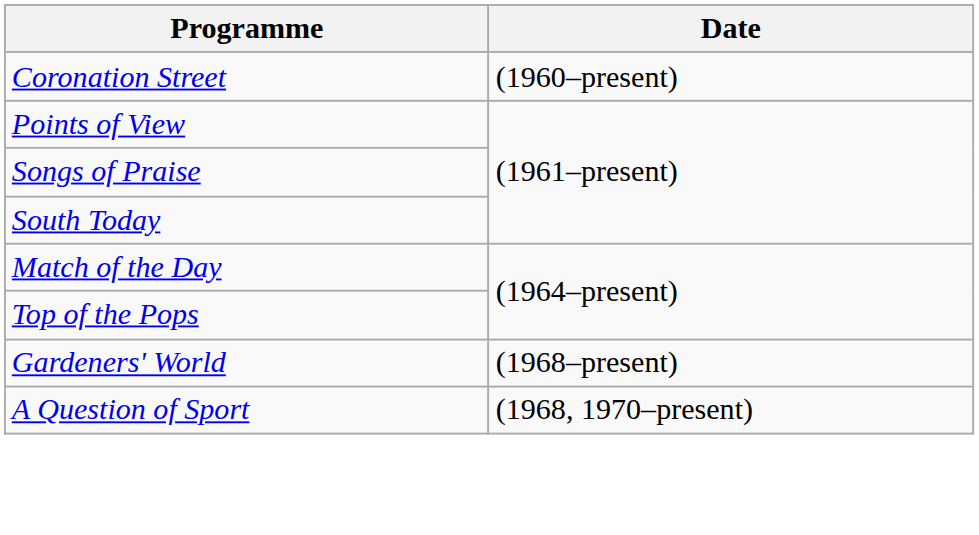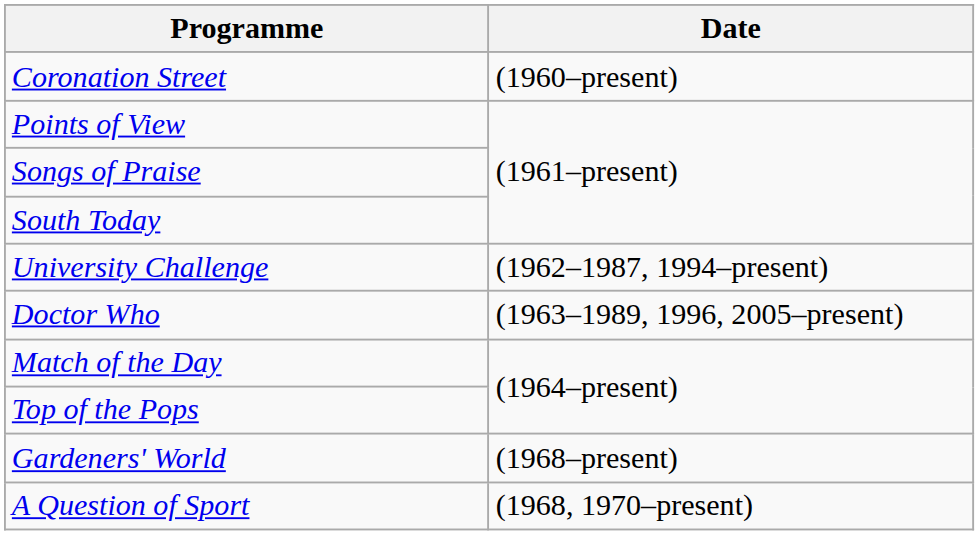+ row: (140, 266)
+ row: (86, 314)
